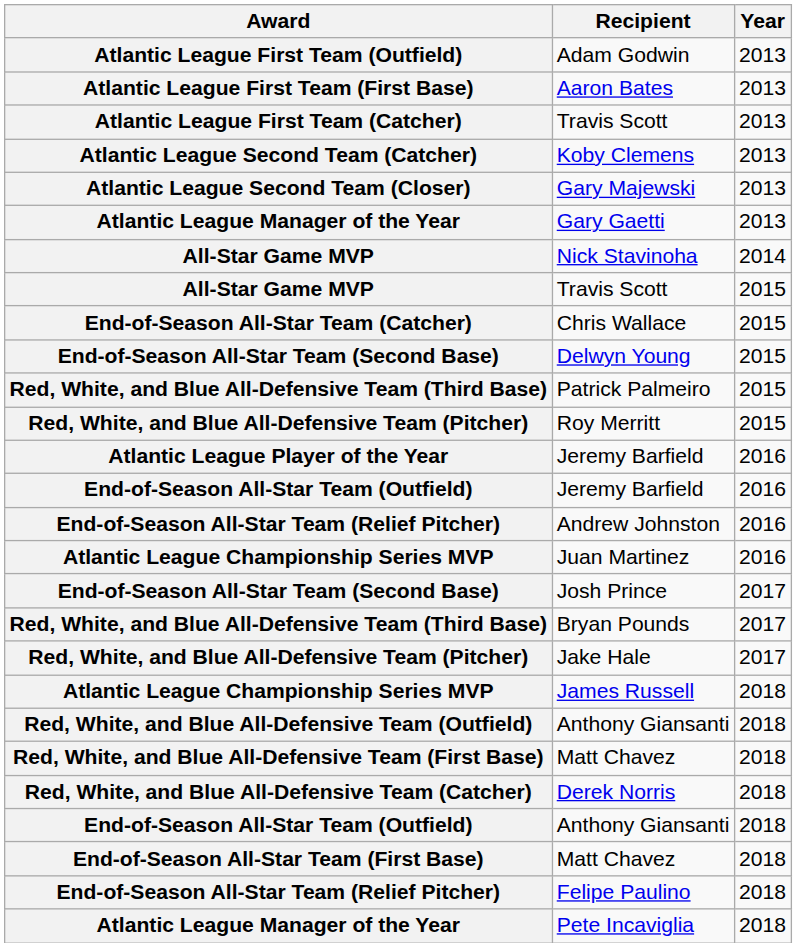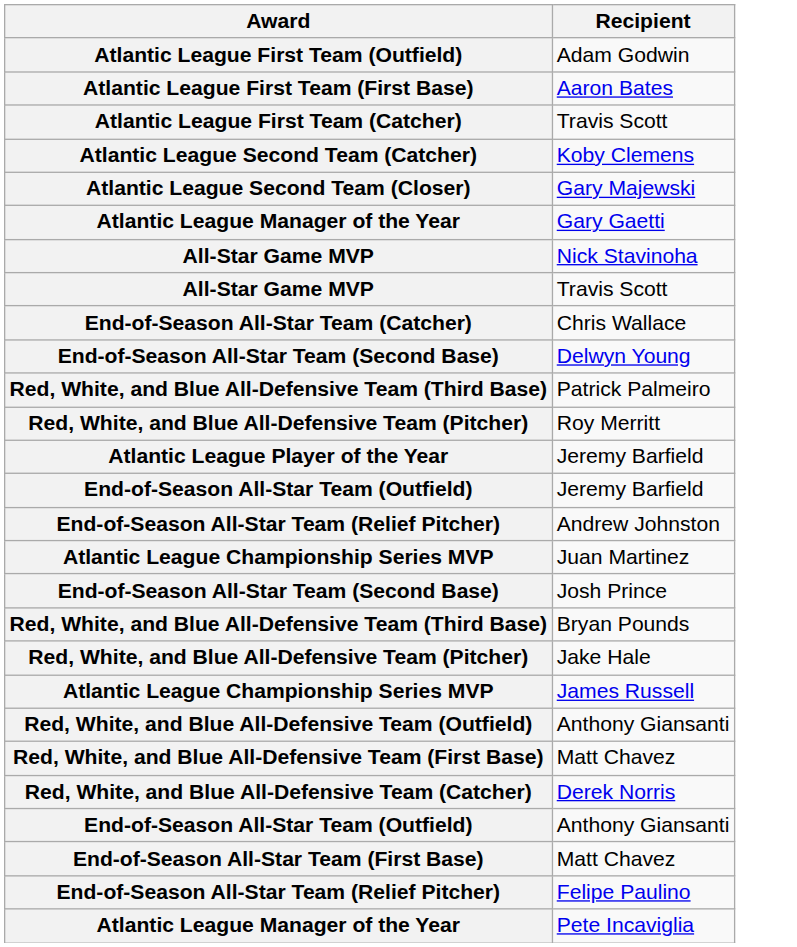- column: (763, 21)
